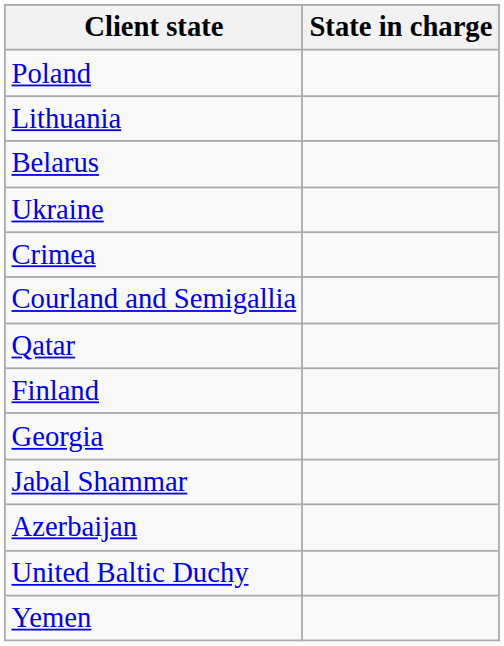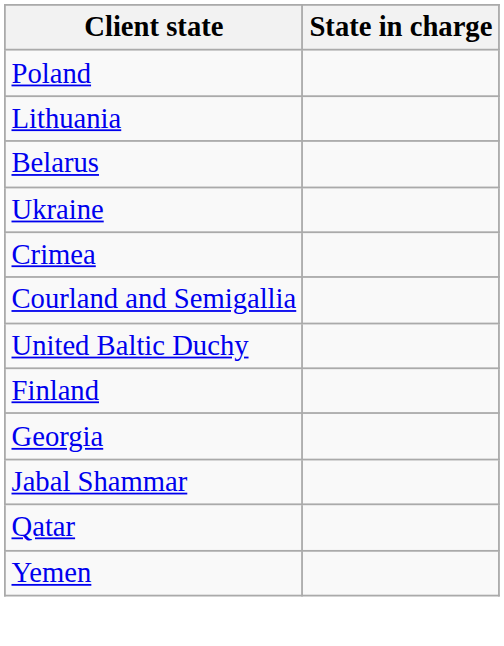rows swapped: (130, 572) <-> (43, 345)
- row: (74, 526)
